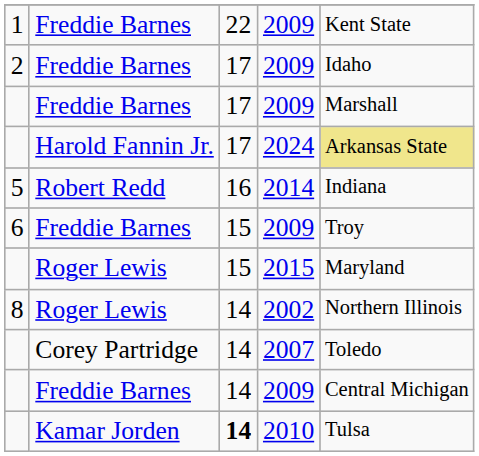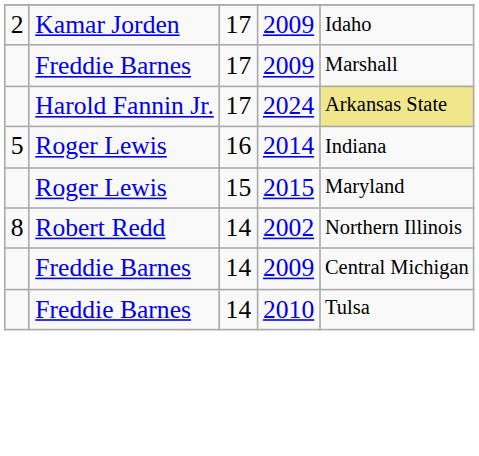- row: (17, 24)
(113, 65) Freddie Barnes -> (107, 24) Kamar Jorden
(100, 187) Robert Redd -> (101, 146) Roger Lewis
- row: (17, 227)
(101, 308) Roger Lewis -> (100, 227) Robert Redd
- row: (17, 350)
(107, 430) Kamar Jorden -> (113, 308) Freddie Barnes
(238, 430) bold -> (238, 308) normal
